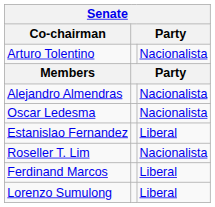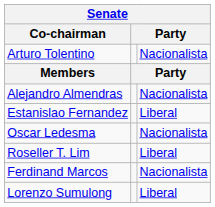rows swapped: (68, 133) <-> (51, 113)
(173, 152) Nacionalista -> (158, 152) Liberal
(158, 172) Liberal -> (173, 172) Nacionalista
